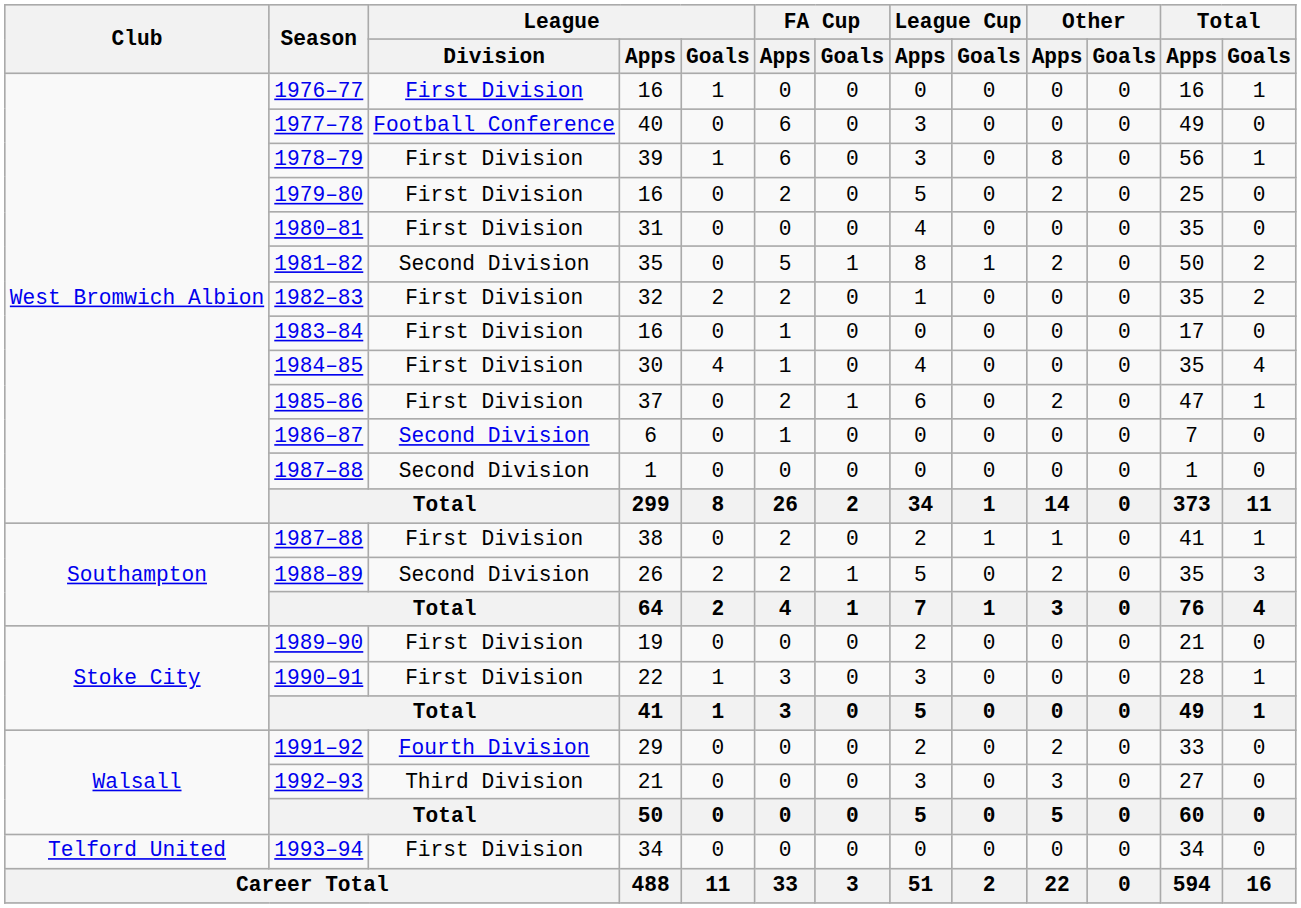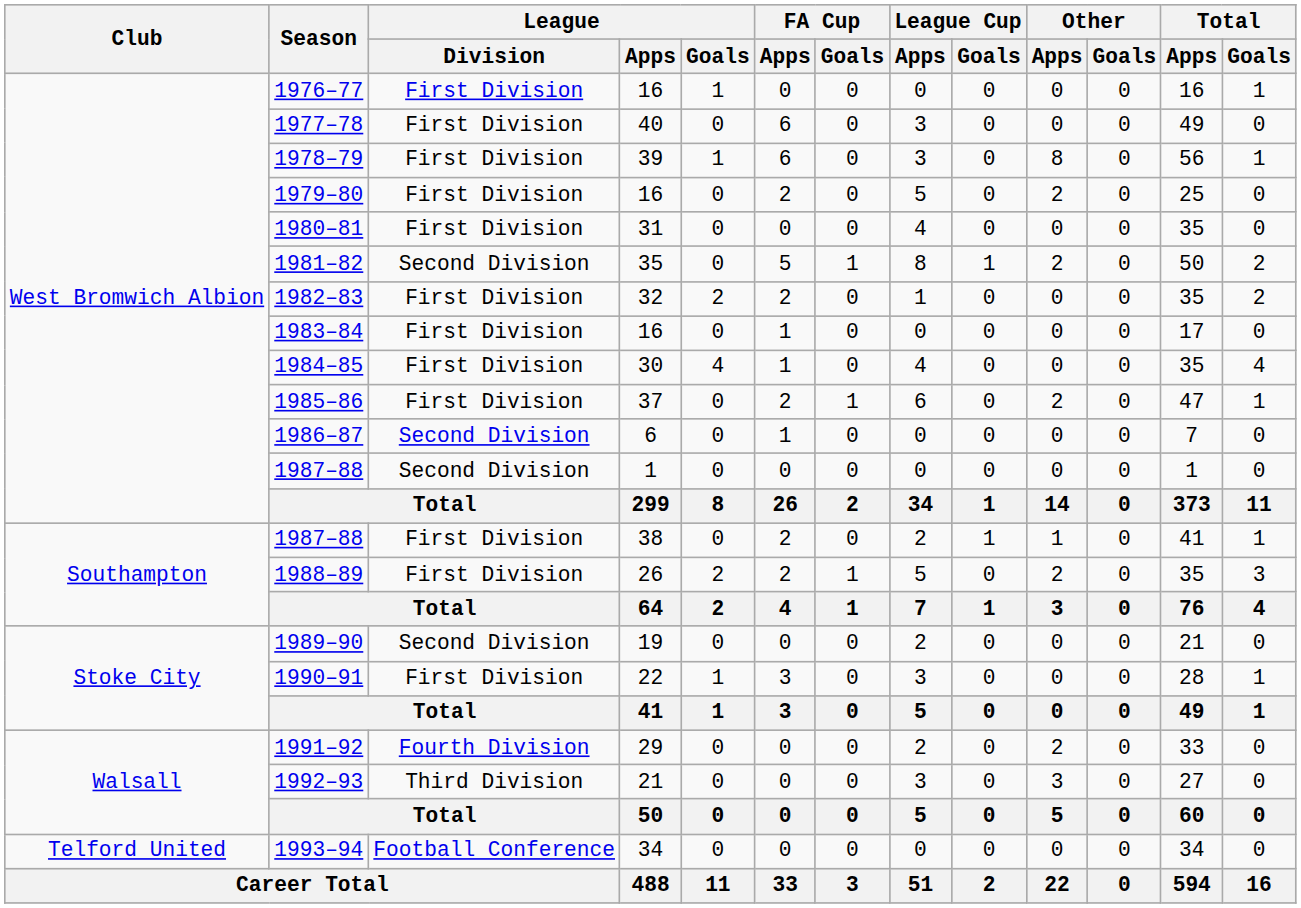(494, 126) Football Conference -> (494, 126) First Division
(494, 575) Second Division -> (494, 575) First Division
(494, 644) First Division -> (494, 644) Second Division
(494, 851) First Division -> (494, 851) Football Conference
